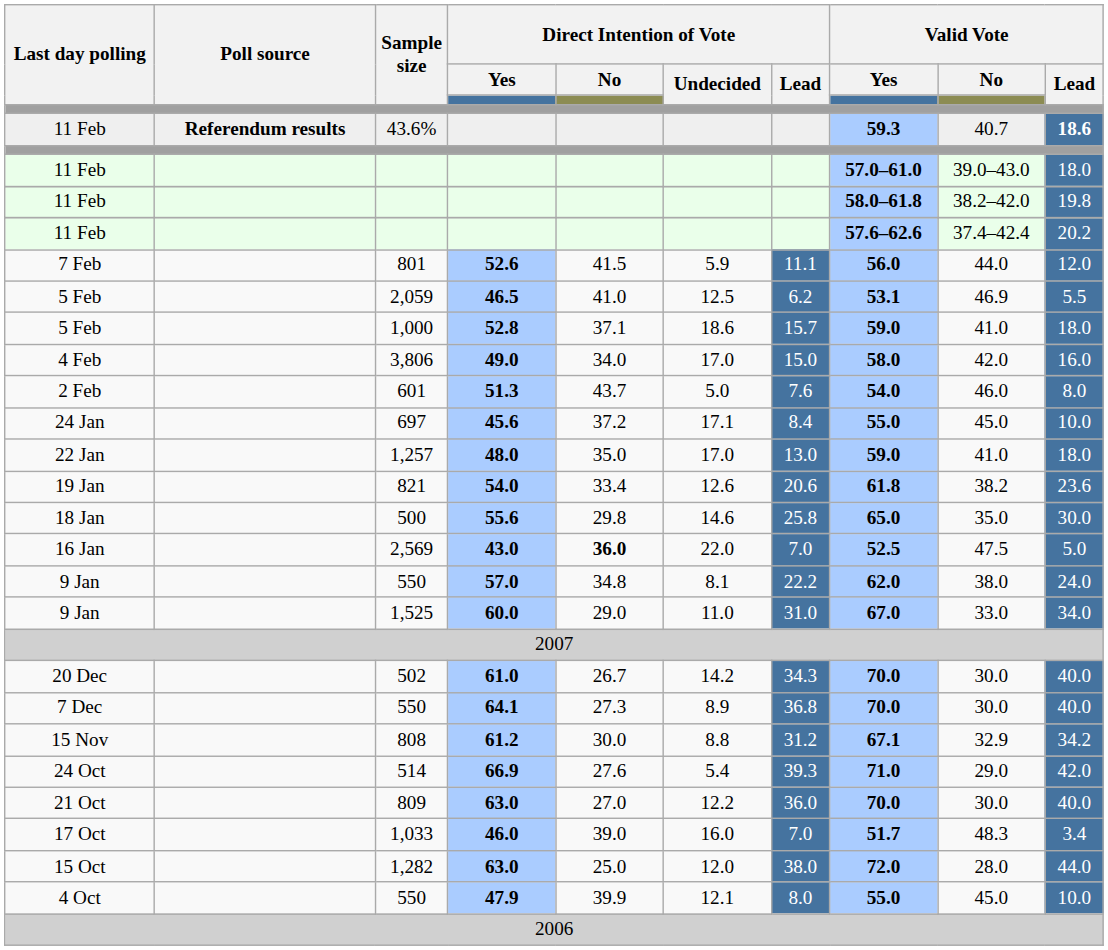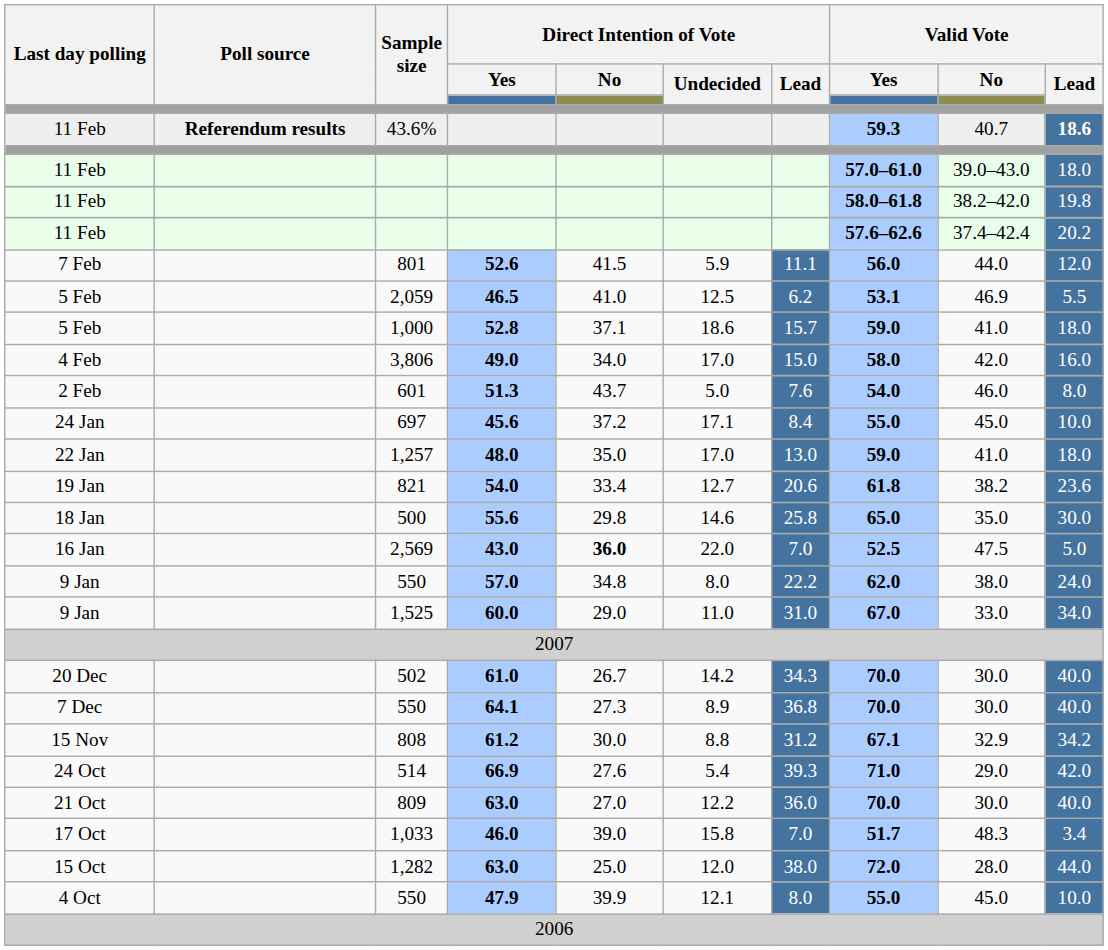(717, 486) 12.6 -> (717, 486) 12.7
(717, 580) 8.1 -> (717, 580) 8.0
(717, 834) 16.0 -> (717, 834) 15.8
